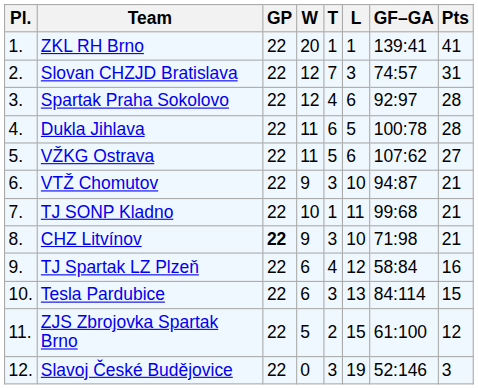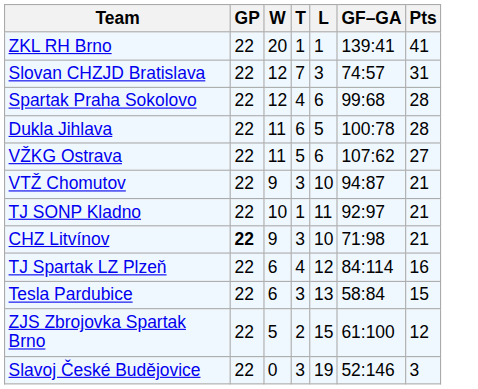- column: (21, 18)
(396, 101) 92:97 -> (363, 101) 99:68
(396, 211) 99:68 -> (363, 211) 92:97
(396, 267) 58:84 -> (367, 267) 84:114
(400, 294) 84:114 -> (363, 294) 58:84
